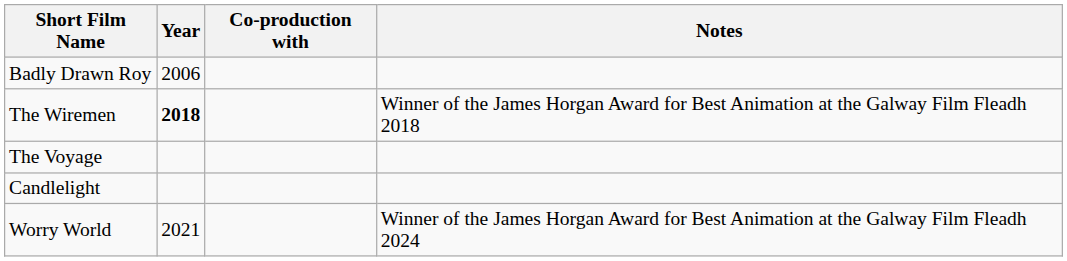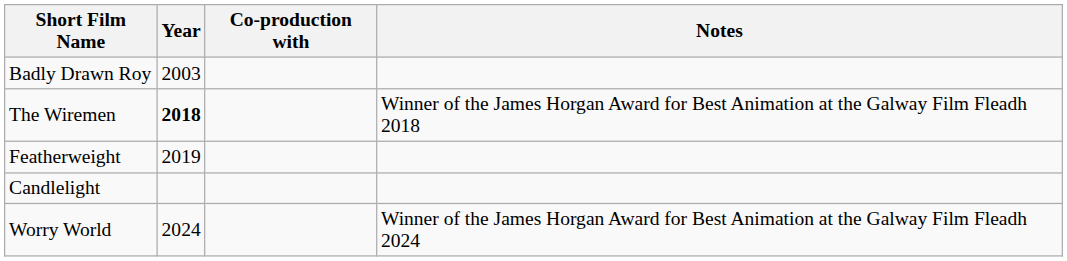(181, 72) 2006 -> (181, 72) 2003
+ row: (65, 156)
- row: (56, 156)
(181, 229) 2021 -> (181, 229) 2024
